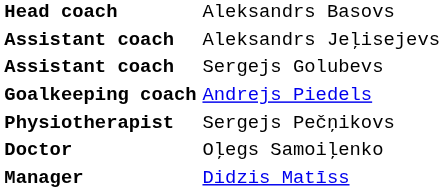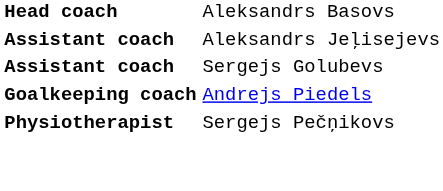- row: (293, 150)
- row: (276, 178)
